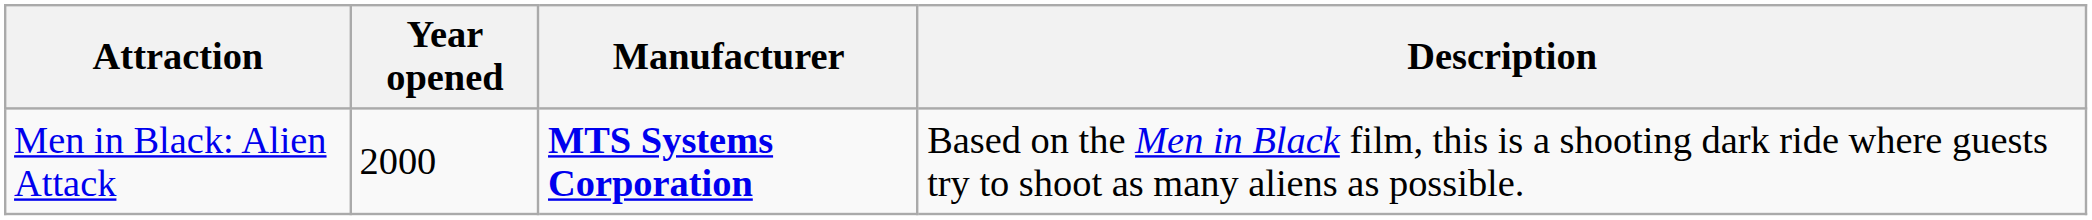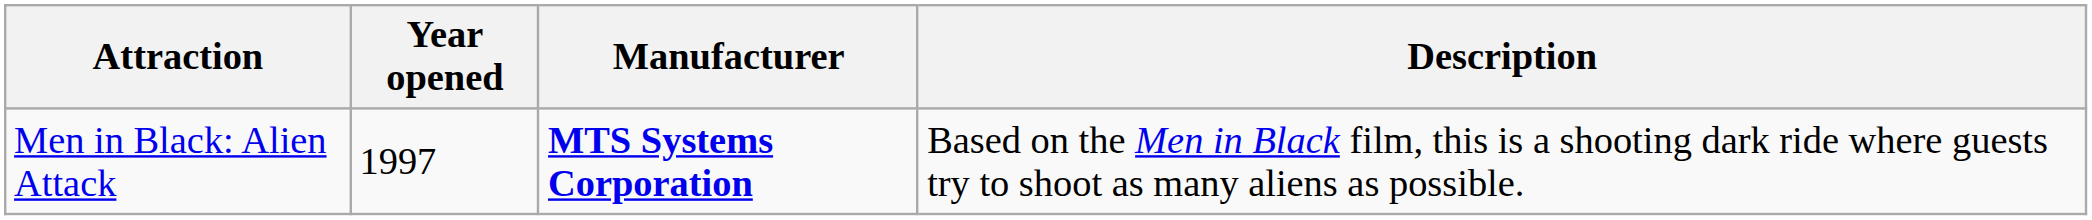(398, 160) 2000 -> (398, 160) 1997
